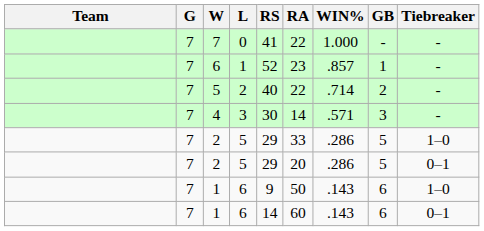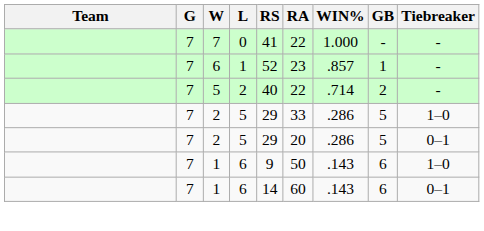- row: (216, 115)
